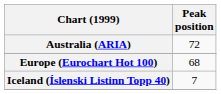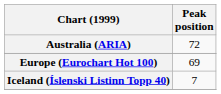(194, 62) 68 -> (194, 62) 69
